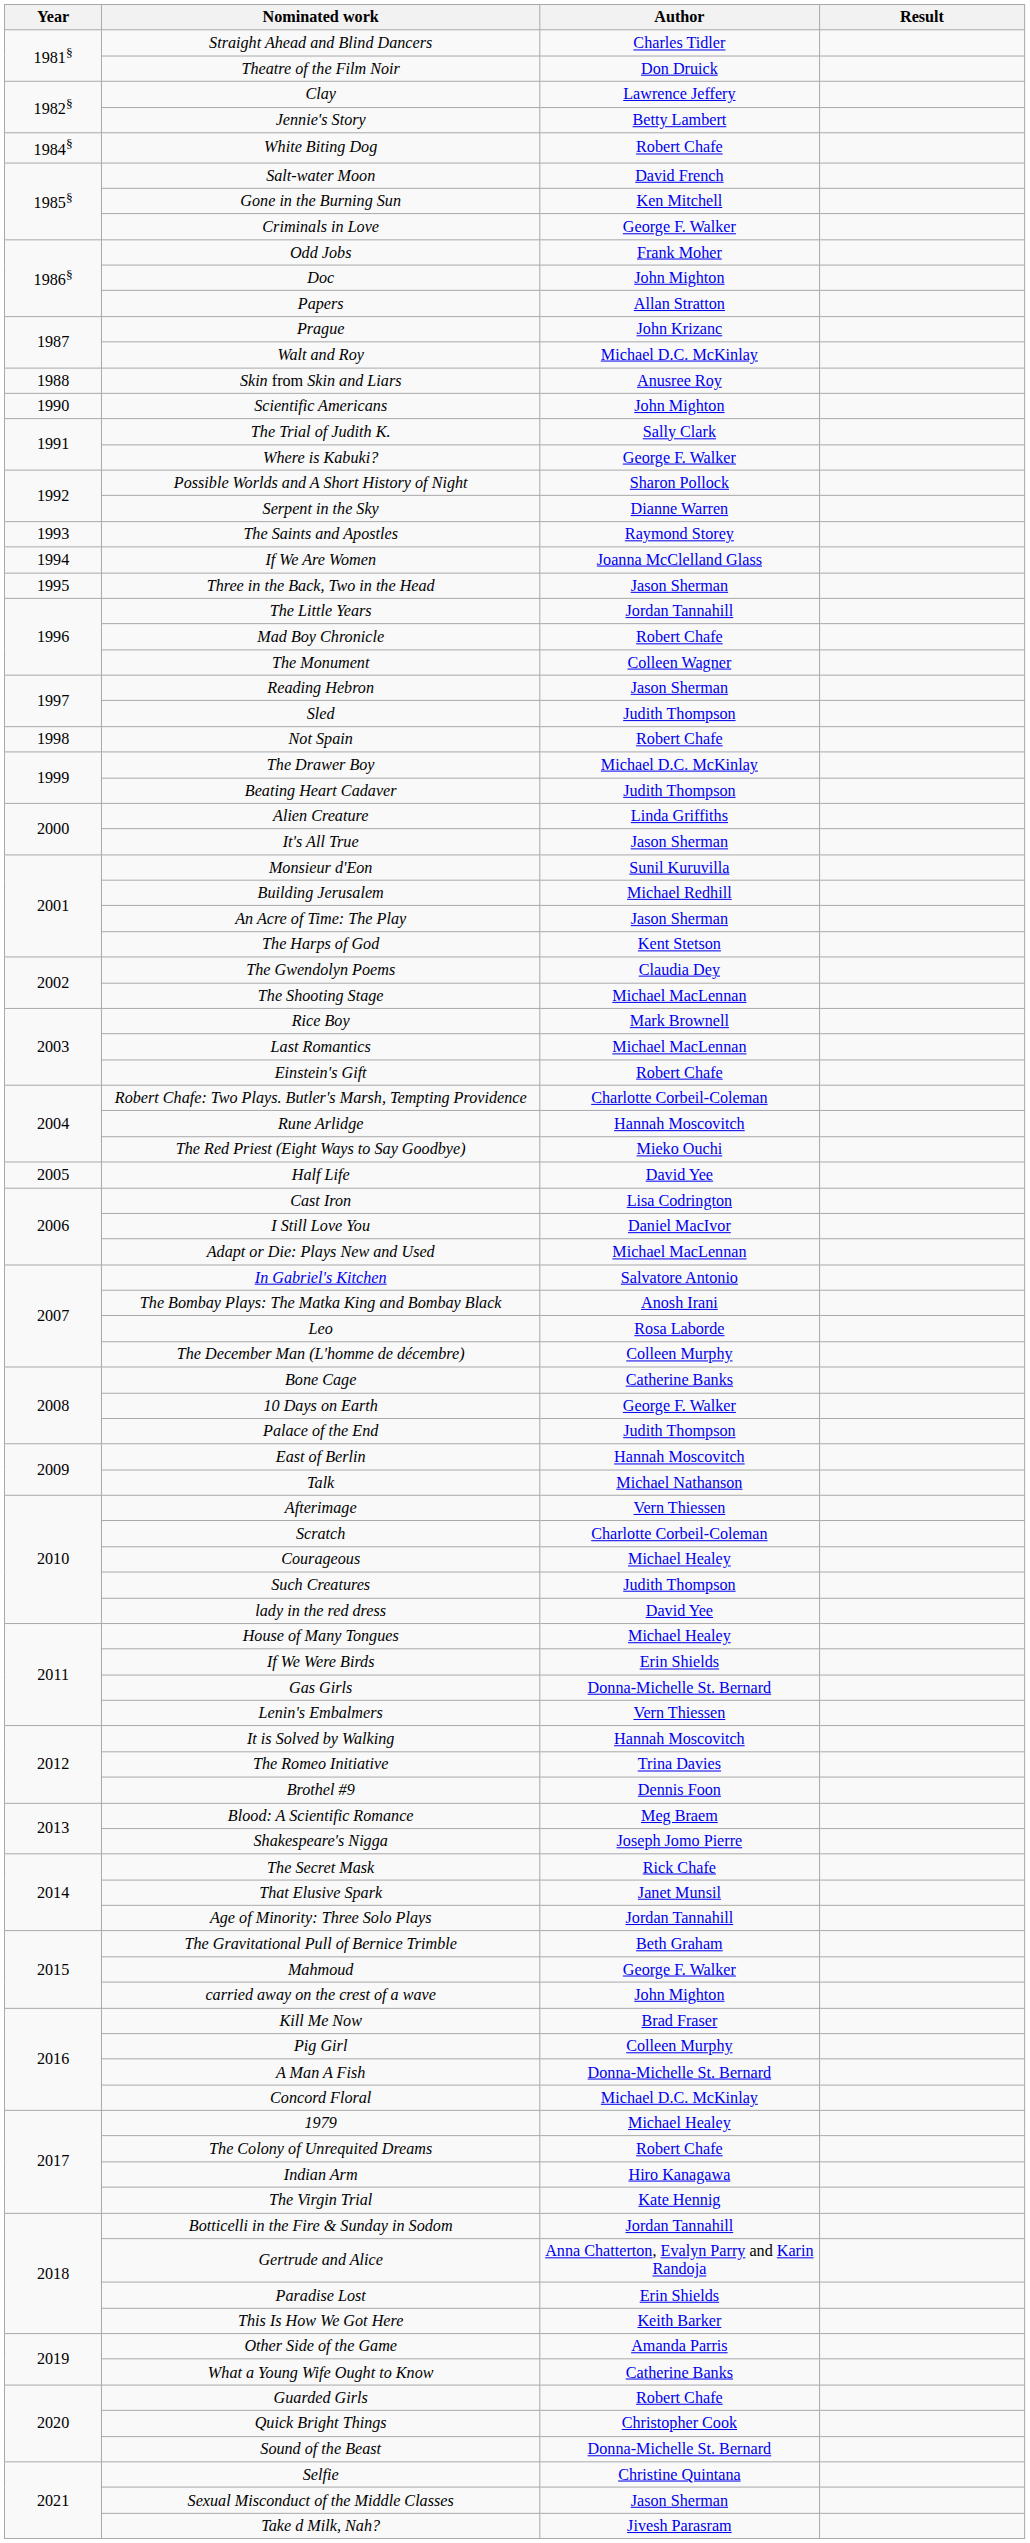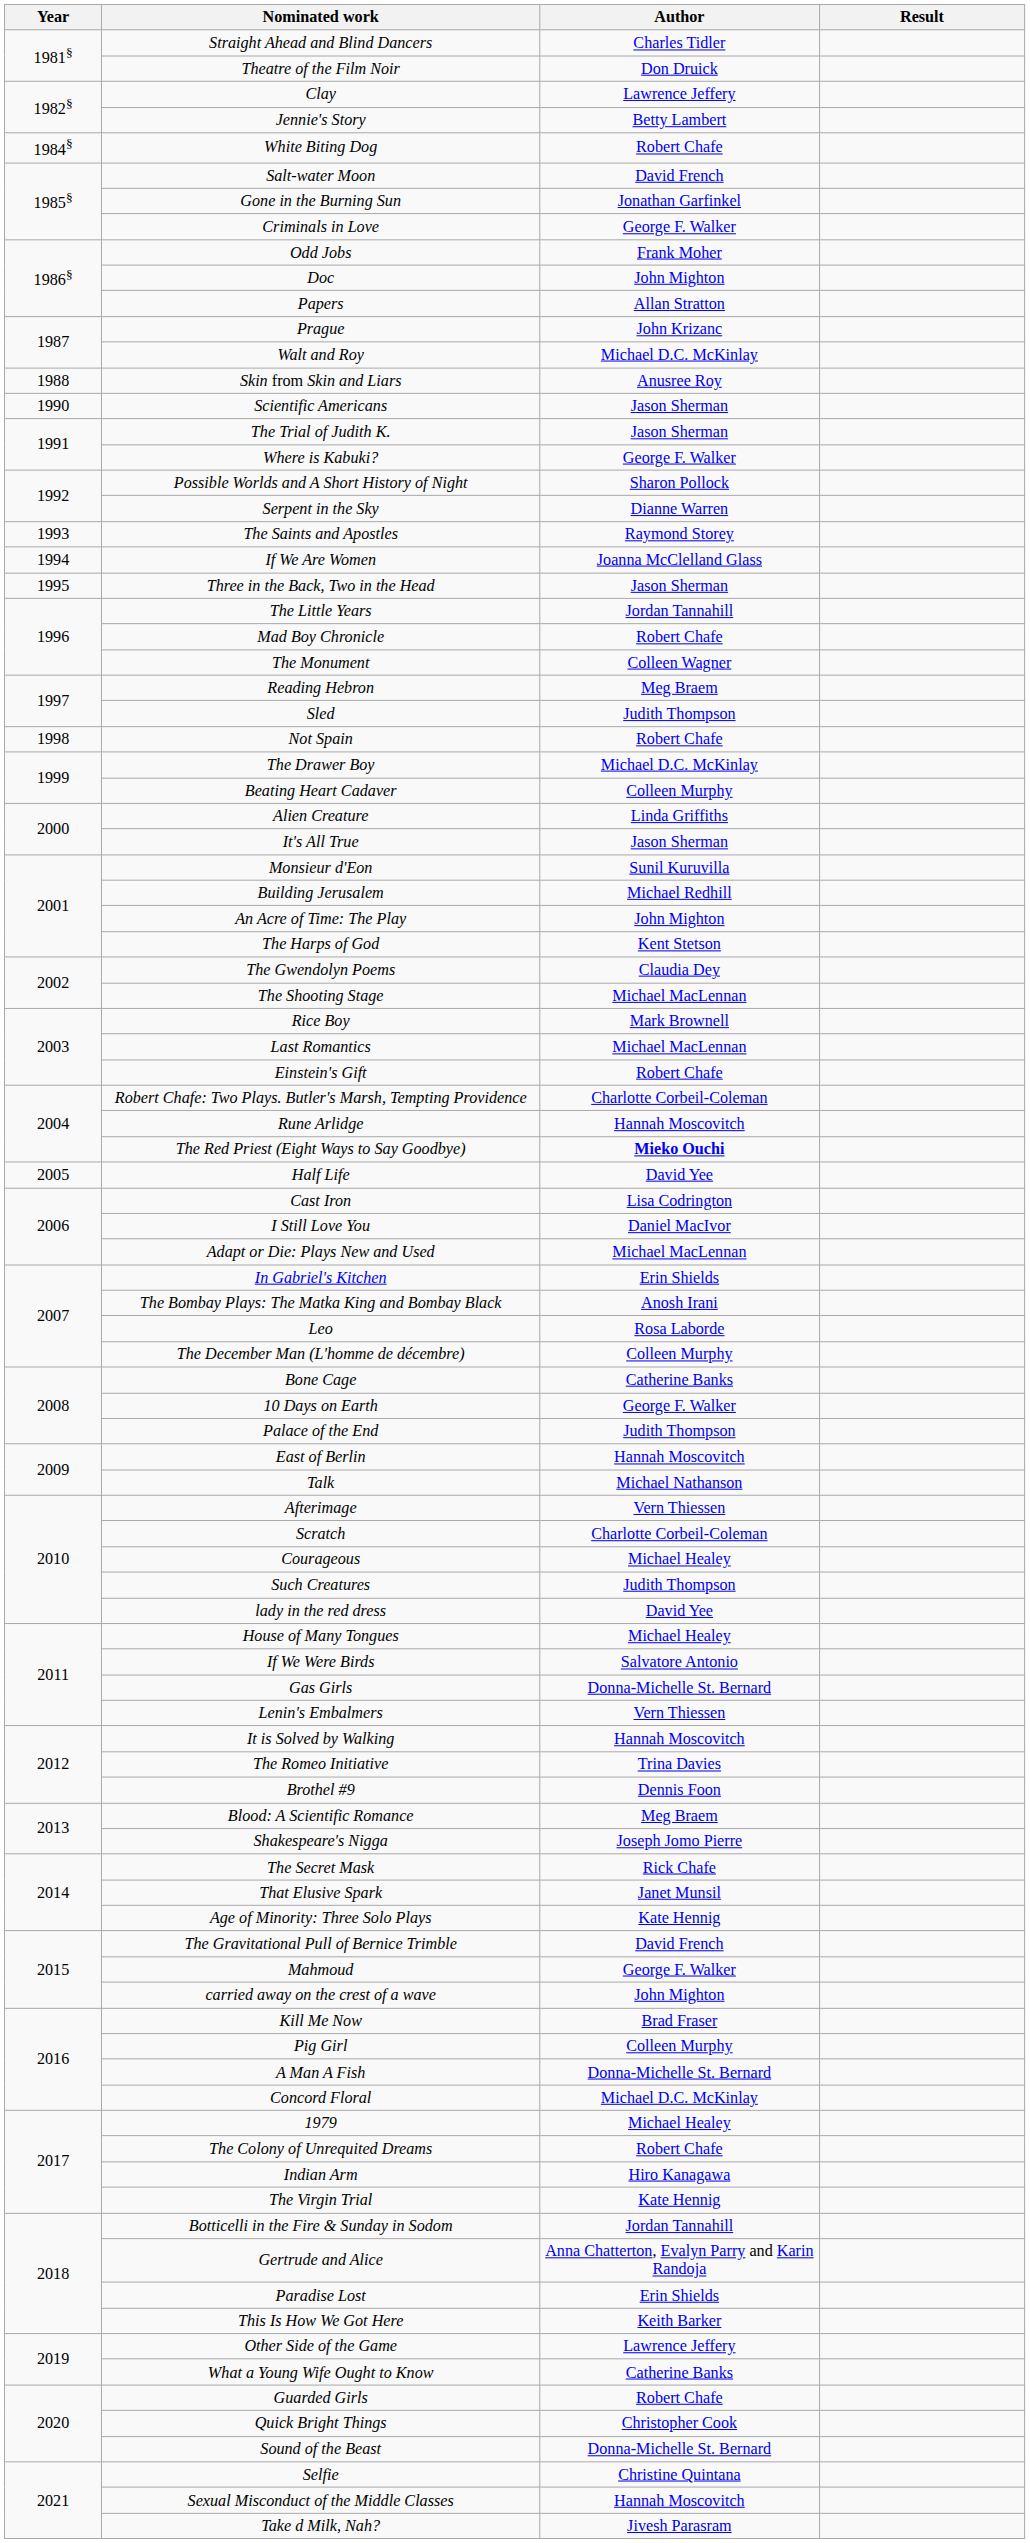(679, 201) Ken Mitchell -> (679, 201) Jonathan Garfinkel
(679, 406) John Mighton -> (679, 406) Jason Sherman
(679, 431) Sally Clark -> (679, 431) Jason Sherman
(679, 688) Jason Sherman -> (679, 688) Meg Braem
(679, 790) Judith Thompson -> (679, 790) Colleen Murphy
(679, 918) Jason Sherman -> (679, 918) John Mighton
(679, 1149) normal -> (679, 1149) bold
(679, 1277) Salvatore Antonio -> (679, 1277) Erin Shields
(679, 1661) Erin Shields -> (679, 1661) Salvatore Antonio
(679, 1918) Jordan Tannahill -> (679, 1918) Kate Hennig
(679, 1943) Beth Graham -> (679, 1943) David French
(679, 2346) Amanda Parris -> (679, 2346) Lawrence Jeffery
(679, 2500) Jason Sherman -> (679, 2500) Hannah Moscovitch
